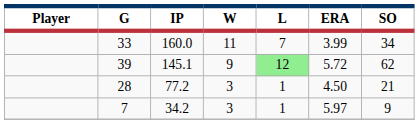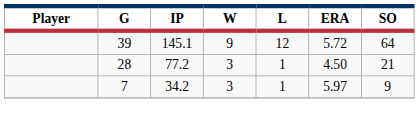- row: (124, 43)
(282, 65) lightgreen background -> (282, 43) no background
(388, 65) 62 -> (388, 43) 64
